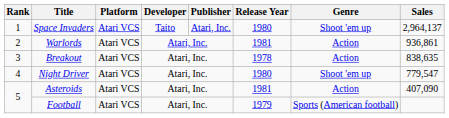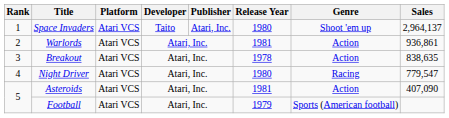(346, 74) Shoot 'em up -> (346, 74) Racing
